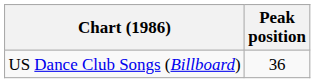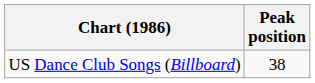(277, 63) 36 -> (277, 63) 38
